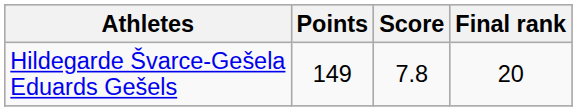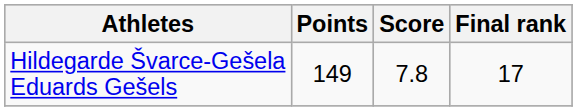(511, 74) 20 -> (511, 74) 17
